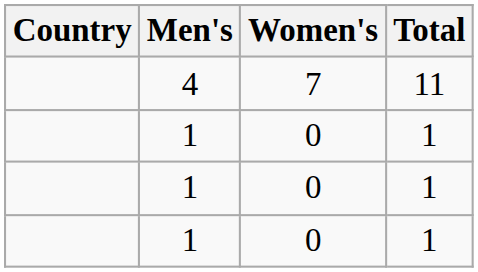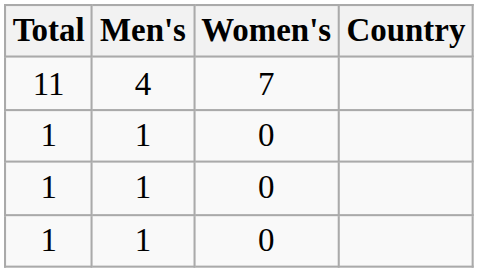columns swapped: (72, 30) <-> (429, 30)
